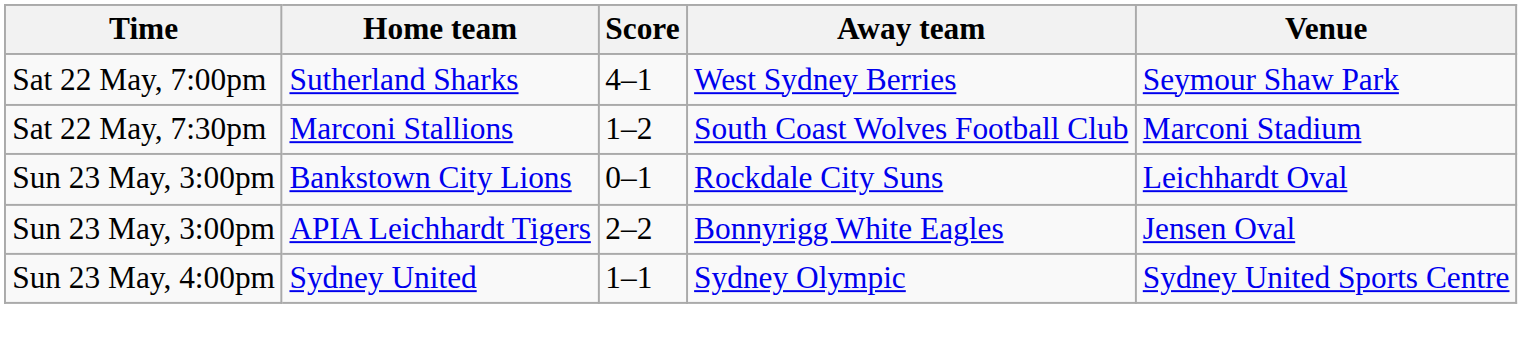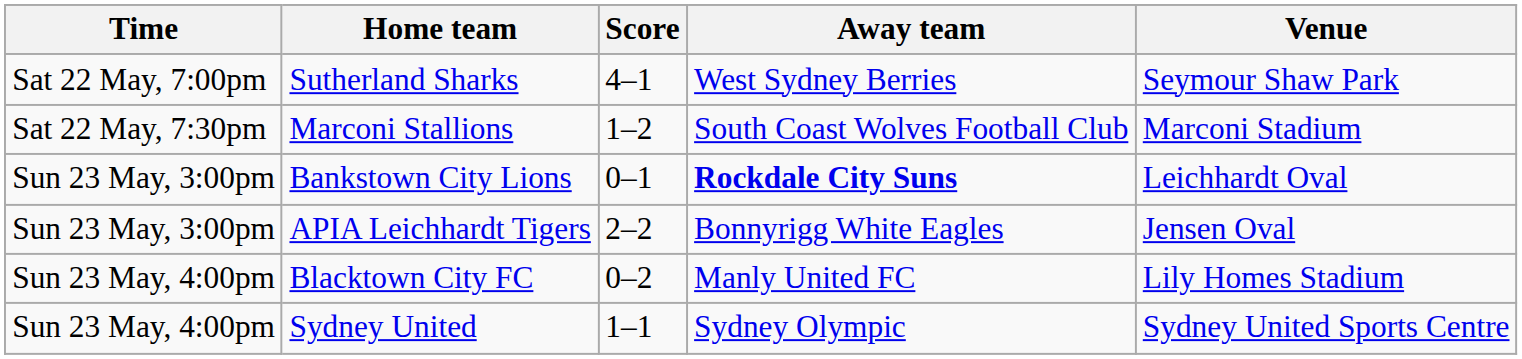(819, 178) normal -> (826, 178) bold
+ row: (411, 278)
